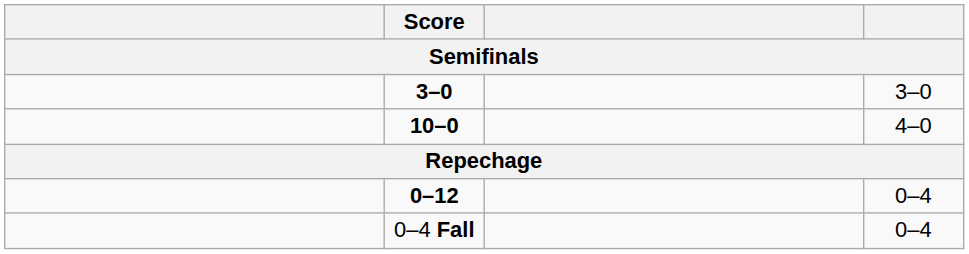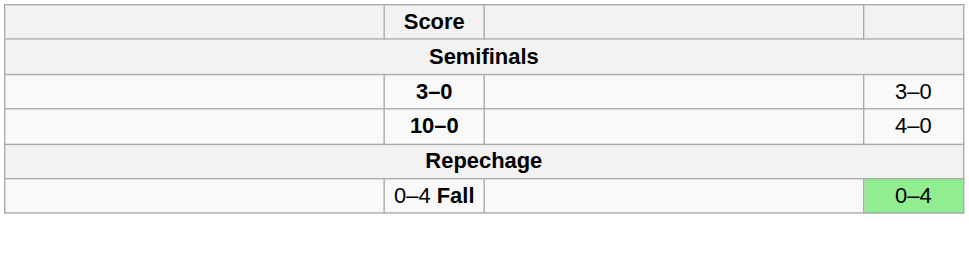- row: (434, 195)
(913, 230) no background -> (913, 195) lightgreen background
